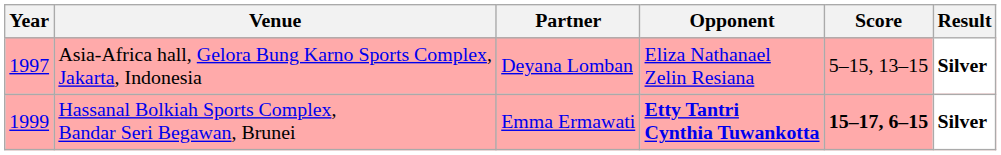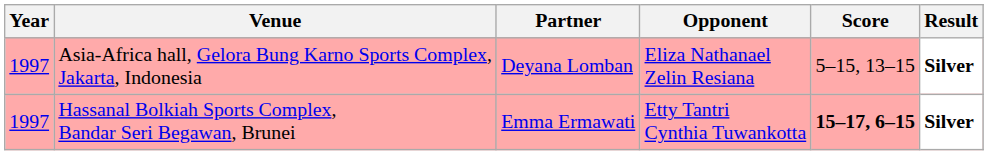(29, 122) 1999 -> (29, 122) 1997
(732, 122) bold -> (725, 122) normal
